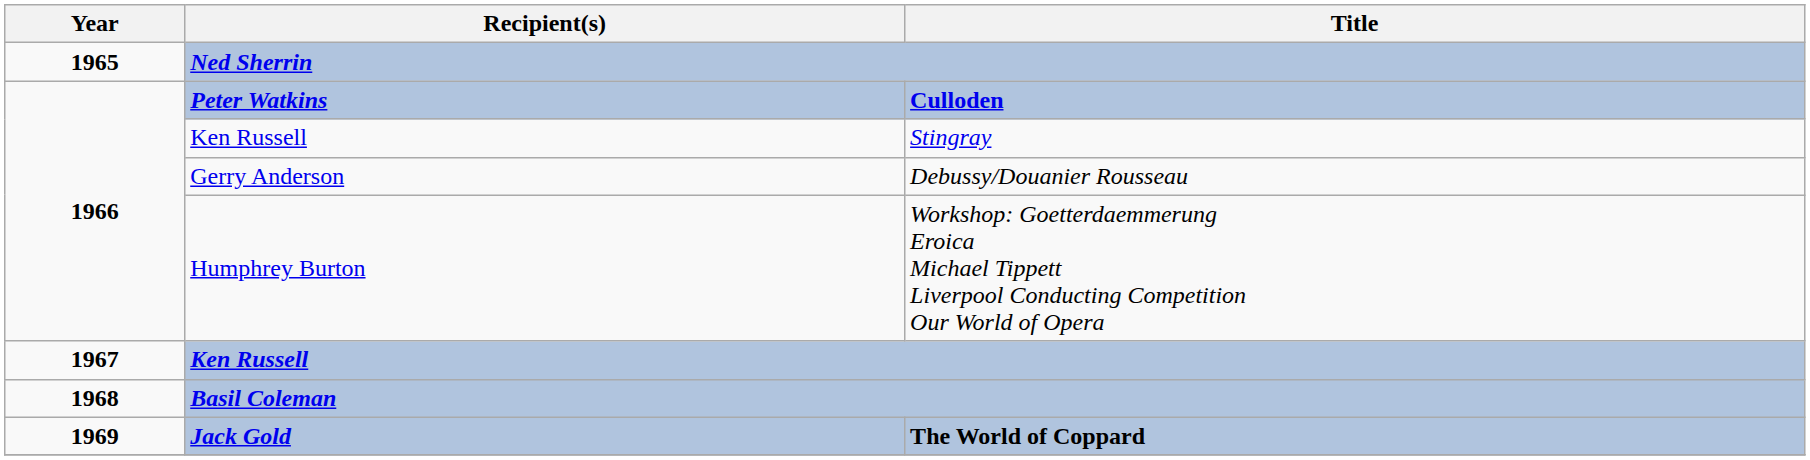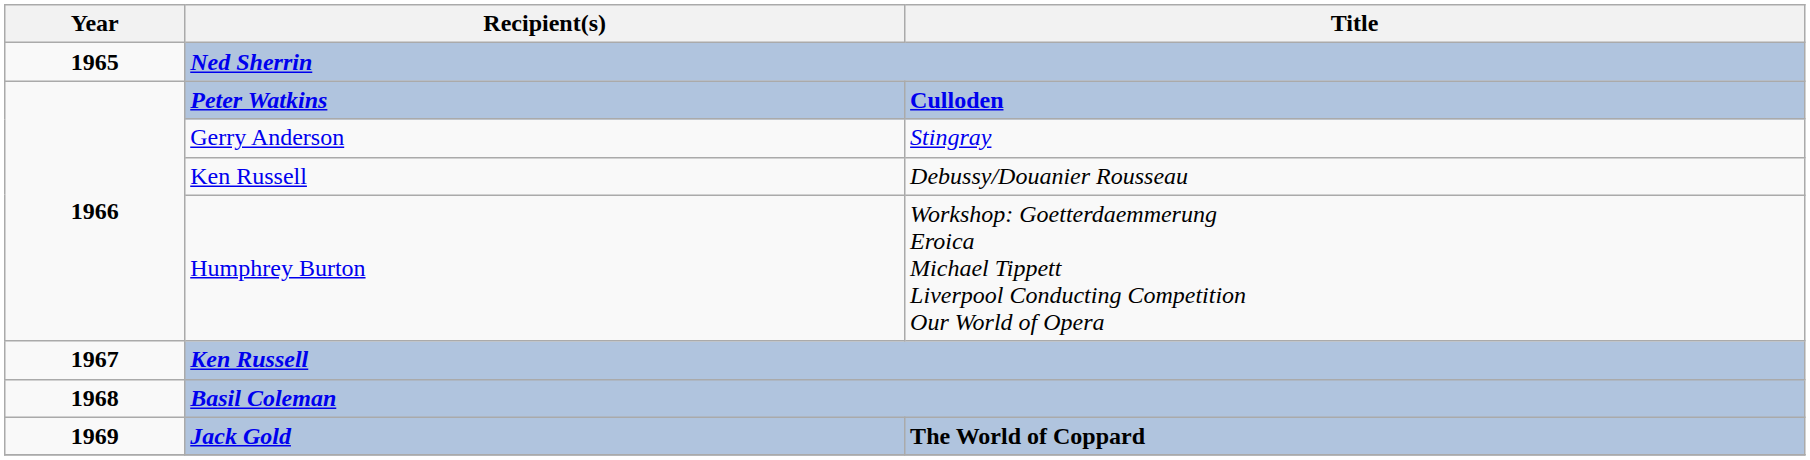(249, 137) Ken Russell -> (267, 137) Gerry Anderson
(267, 175) Gerry Anderson -> (249, 175) Ken Russell
